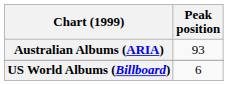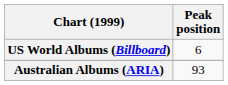rows swapped: (89, 49) <-> (89, 70)
